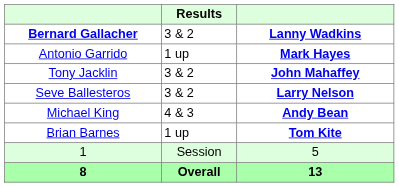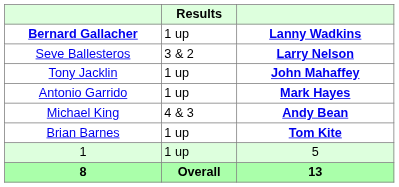(179, 34) 3 & 2 -> (177, 34) 1 up
rows swapped: (83, 93) <-> (83, 53)
(179, 73) 3 & 2 -> (177, 73) 1 up
(199, 152) Session -> (177, 152) 1 up
